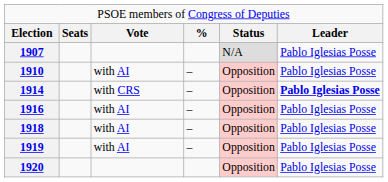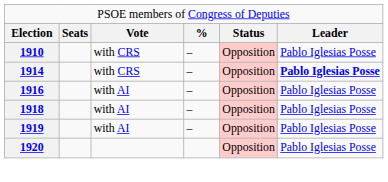- row: (32, 51)
(111, 71) with AI -> (117, 51) with CRS
